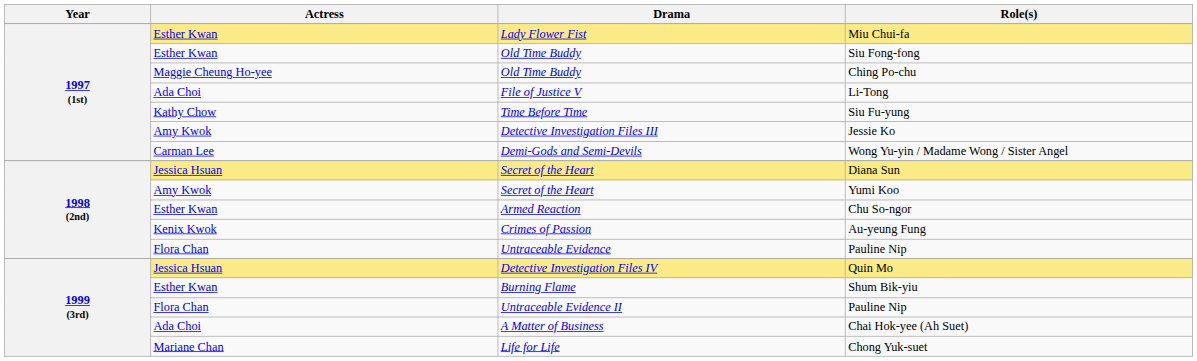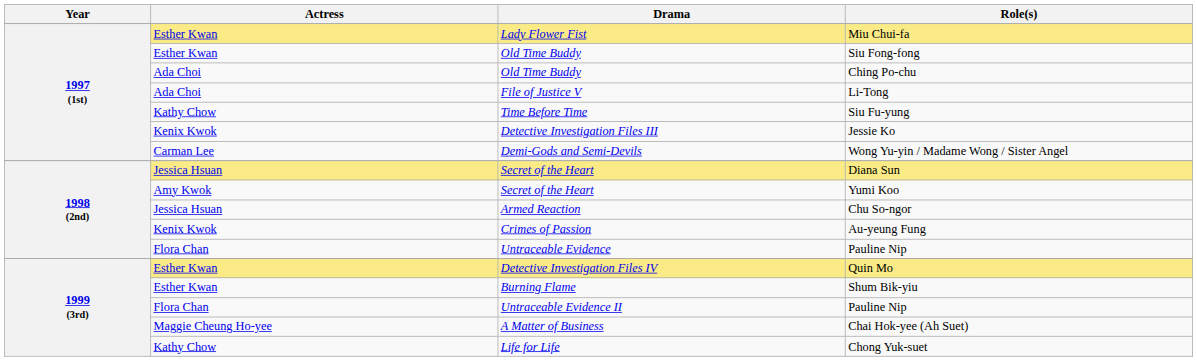(213, 72) Maggie Cheung Ho-yee -> (177, 72) Ada Choi
(182, 131) Amy Kwok -> (185, 131) Kenix Kwok
(185, 209) Esther Kwan -> (188, 209) Jessica Hsuan
(188, 268) Jessica Hsuan -> (185, 268) Esther Kwan
(177, 326) Ada Choi -> (213, 326) Maggie Cheung Ho-yee
(189, 346) Mariane Chan -> (185, 346) Kathy Chow
